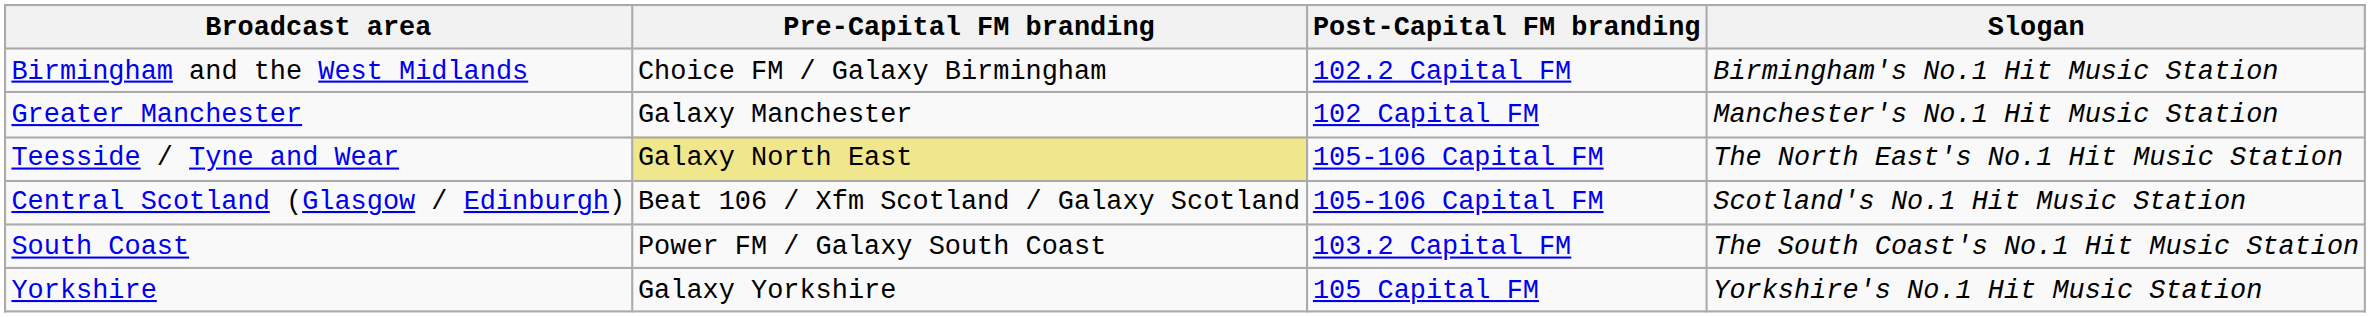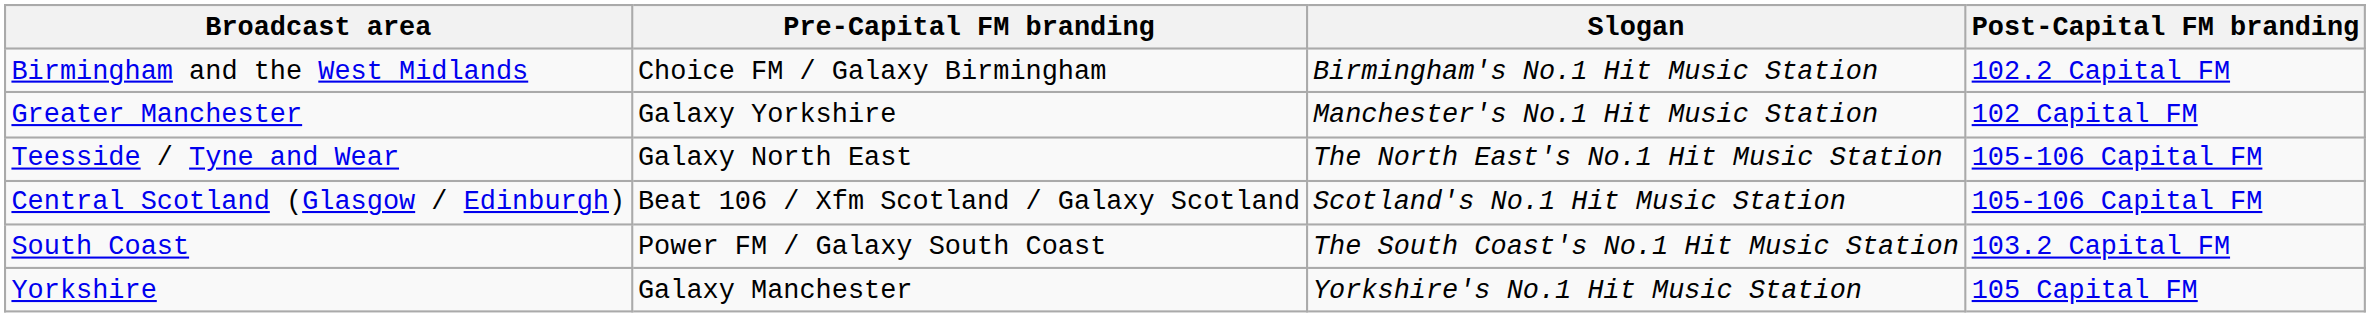columns swapped: (1507, 27) <-> (2036, 27)
(775, 115) Galaxy Manchester -> (767, 115) Galaxy Yorkshire
(775, 159) khaki background -> (775, 159) no background
(767, 290) Galaxy Yorkshire -> (775, 290) Galaxy Manchester
